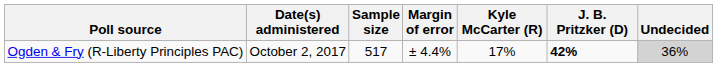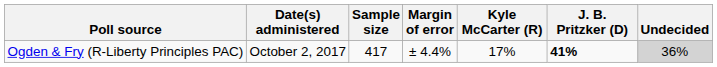(376, 51) 517 -> (376, 51) 417
(564, 51) 42% -> (564, 51) 41%
